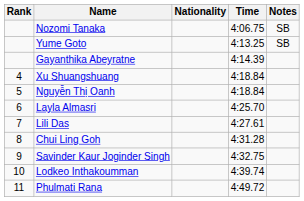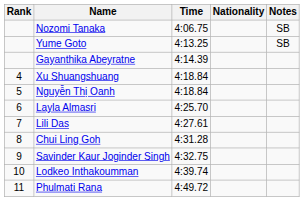columns swapped: (200, 12) <-> (247, 12)
